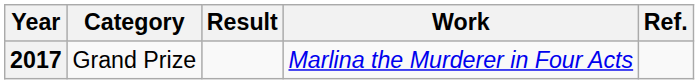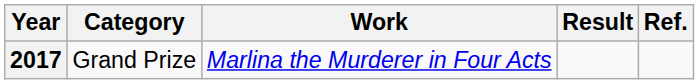columns swapped: (461, 22) <-> (242, 22)
